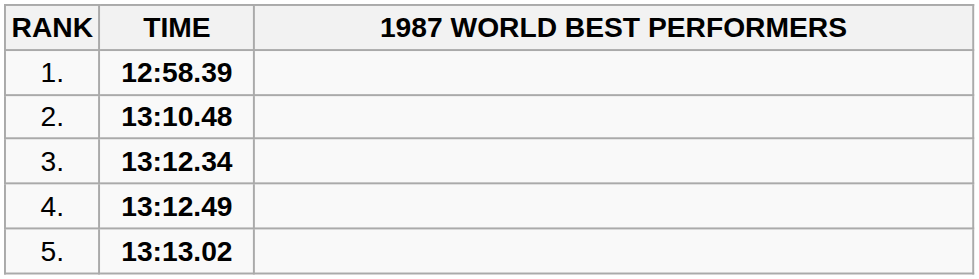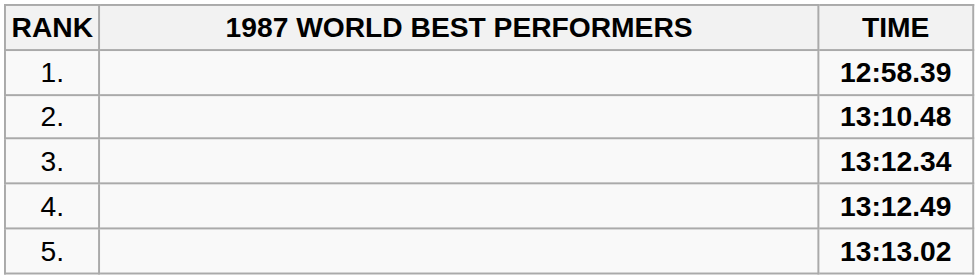columns swapped: (613, 28) <-> (177, 28)
